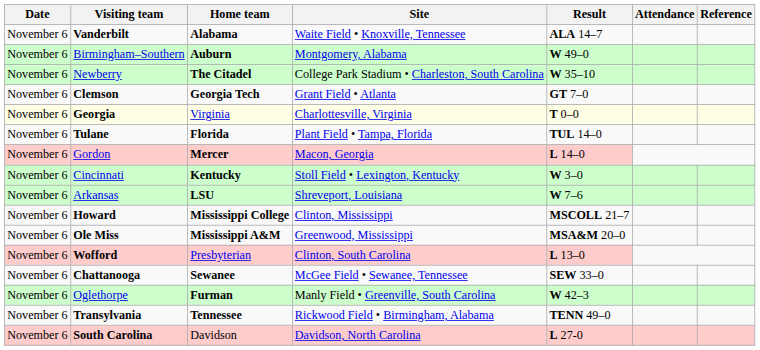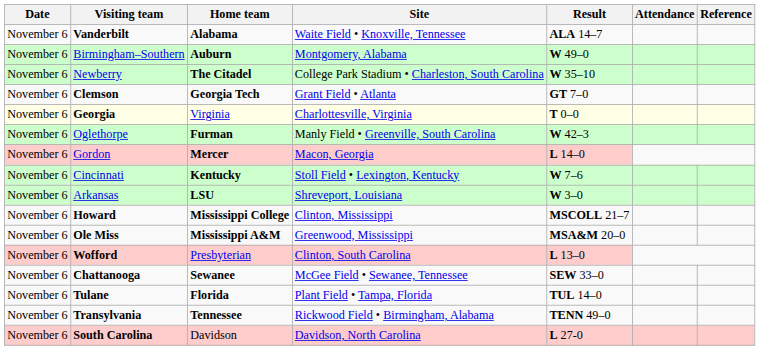rows swapped: (101, 295) <-> (91, 135)
(566, 175) W 3–0 -> (566, 175) W 7–6
(566, 195) W 7–6 -> (566, 195) W 3–0
